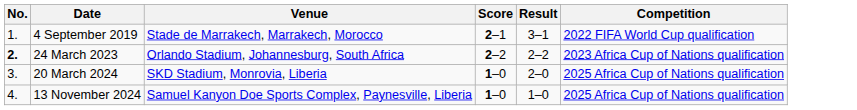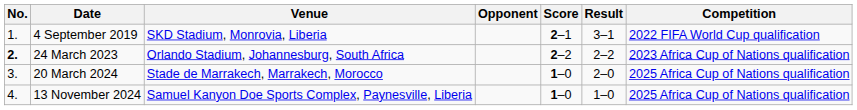+ column: (508, 14)
(265, 34) Stade de Marrakech, Marrakech, Morocco -> (237, 34) SKD Stadium, Monrovia, Liberia
(237, 74) SKD Stadium, Monrovia, Liberia -> (265, 74) Stade de Marrakech, Marrakech, Morocco
